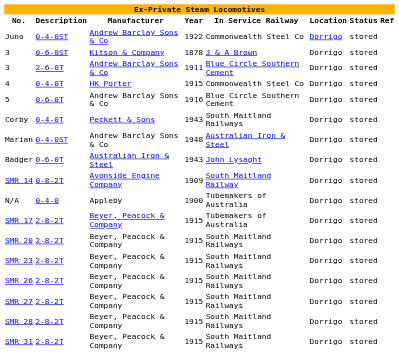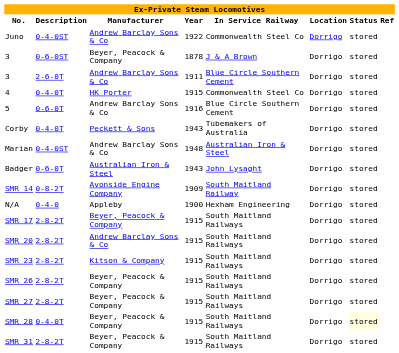(127, 52) Kitson & Company -> (127, 57) Beyer, Peacock & Company
(238, 120) South Maitland Railways -> (236, 128) Tubemakers of Australia
(236, 200) Tubemakers of Australia -> (248, 205) Hexham Engineering
(236, 220) Tubemakers of Australia -> (238, 220) South Maitland Railways
(127, 241) Beyer, Peacock & Company -> (134, 241) Andrew Barclay Sons & Co
(127, 261) Beyer, Peacock & Company -> (127, 261) Kitson & Company
(50, 321) 2-8-2T -> (50, 321) 0-4-0T
(364, 321) no background -> (364, 321) lightyellow background
